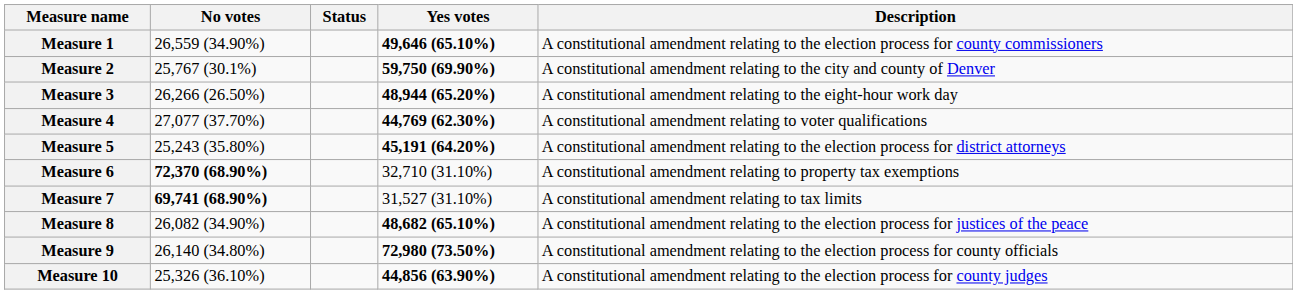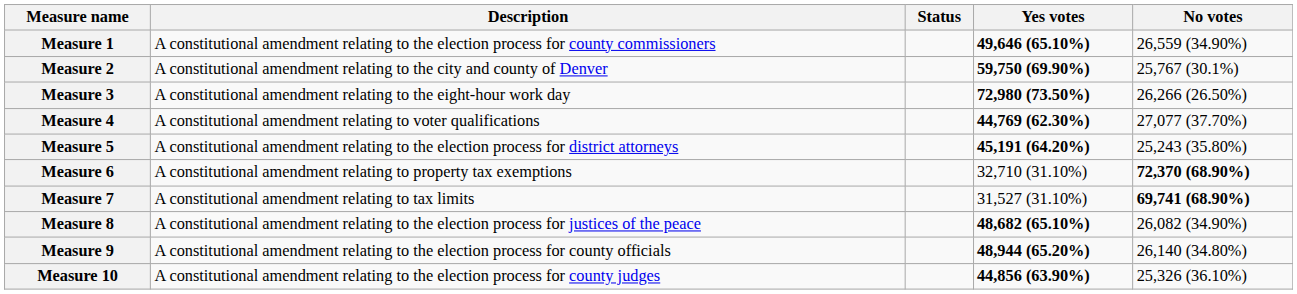columns swapped: (915, 17) <-> (231, 17)
(438, 95) 48,944 (65.20%) -> (1033, 95) 72,980 (73.50%)
(438, 250) 72,980 (73.50%) -> (1033, 250) 48,944 (65.20%)
